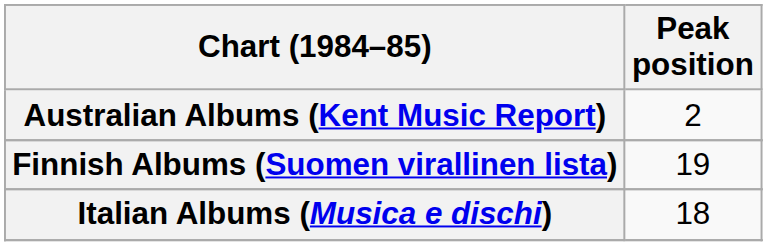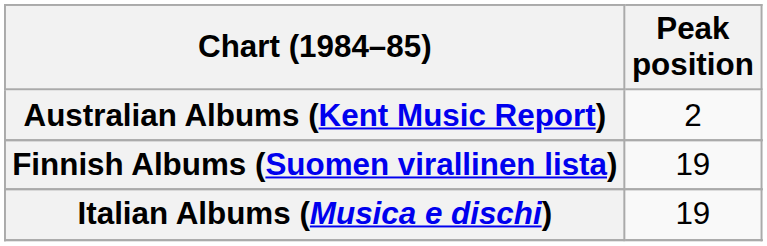(693, 213) 18 -> (693, 213) 19
